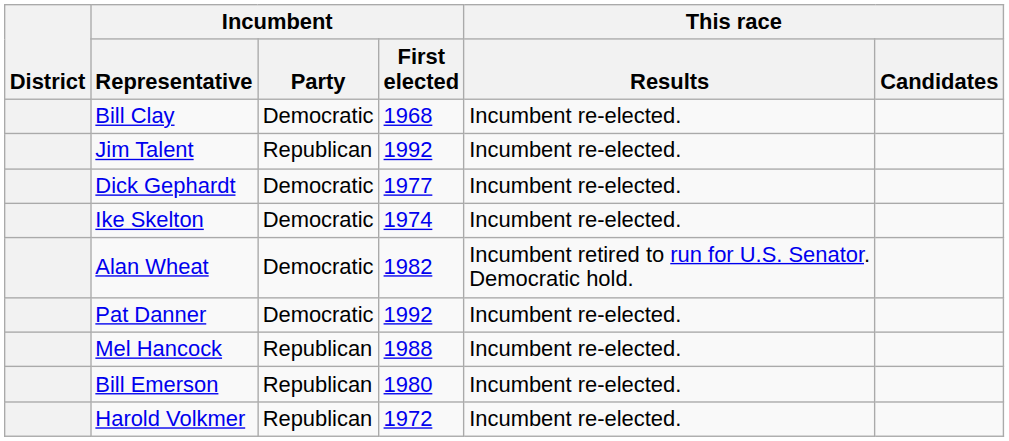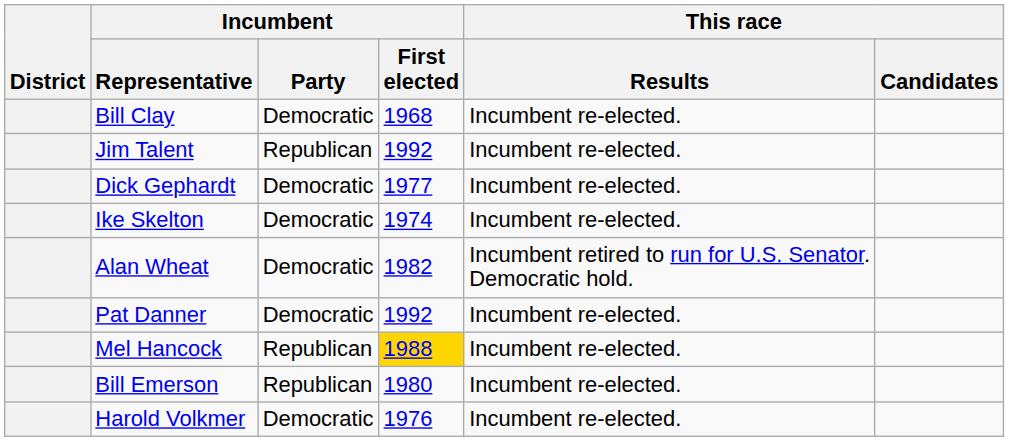(408, 349) no background -> (408, 349) gold background
(317, 418) Republican -> (318, 418) Democratic
(408, 418) 1972 -> (408, 418) 1976
